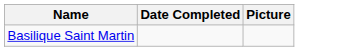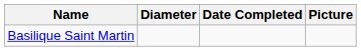+ column: (168, 14)
